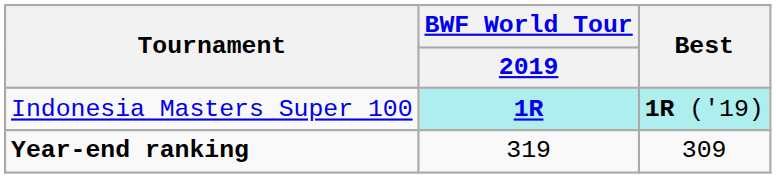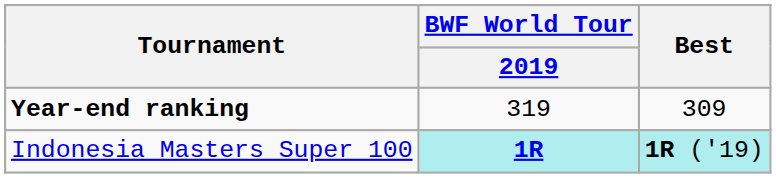rows swapped: (212, 109) <-> (130, 151)
